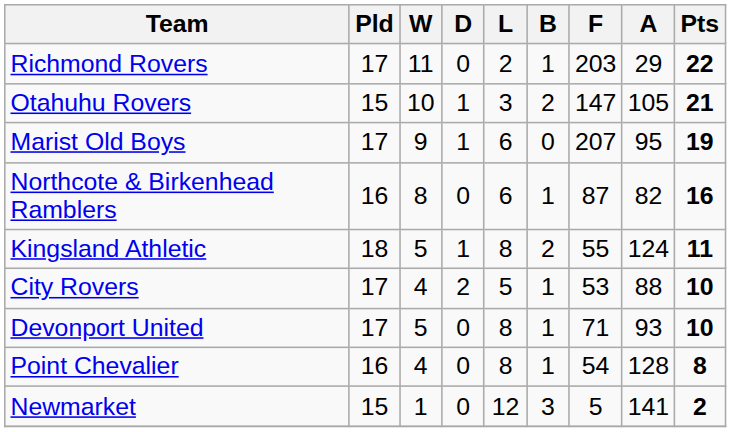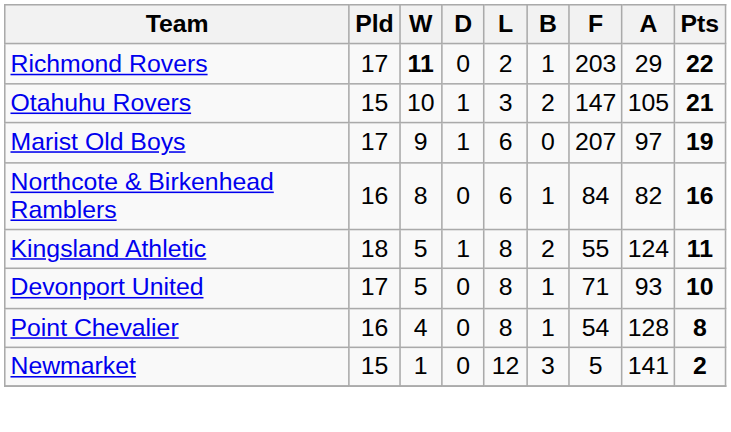(421, 63) normal -> (421, 63) bold
(648, 142) 95 -> (648, 142) 97
(596, 195) 87 -> (596, 195) 84
- row: (75, 288)
